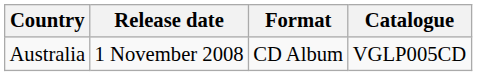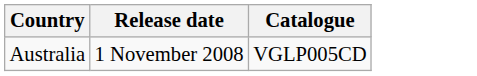- column: (298, 20)
